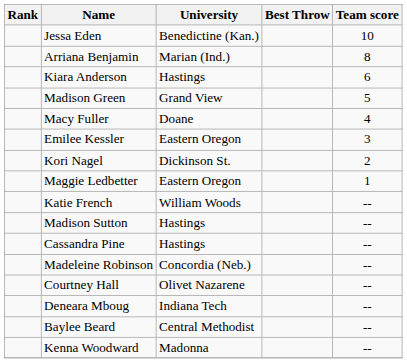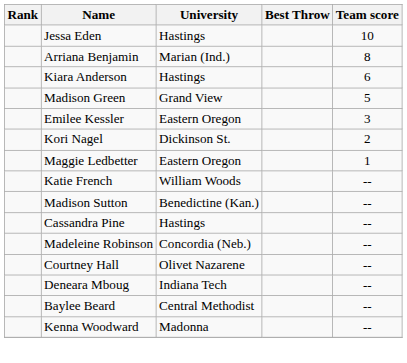(209, 35) Benedictine (Kan.) -> (182, 35) Hastings
- row: (76, 118)
(182, 222) Hastings -> (209, 202) Benedictine (Kan.)
